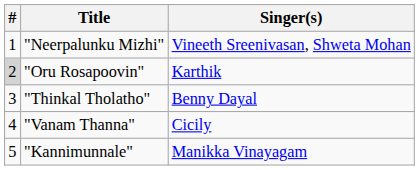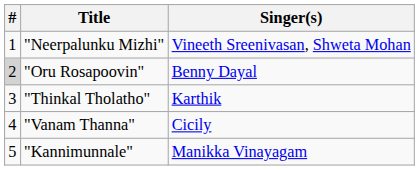(196, 71) Karthik -> (214, 71) Benny Dayal
(214, 98) Benny Dayal -> (196, 98) Karthik
